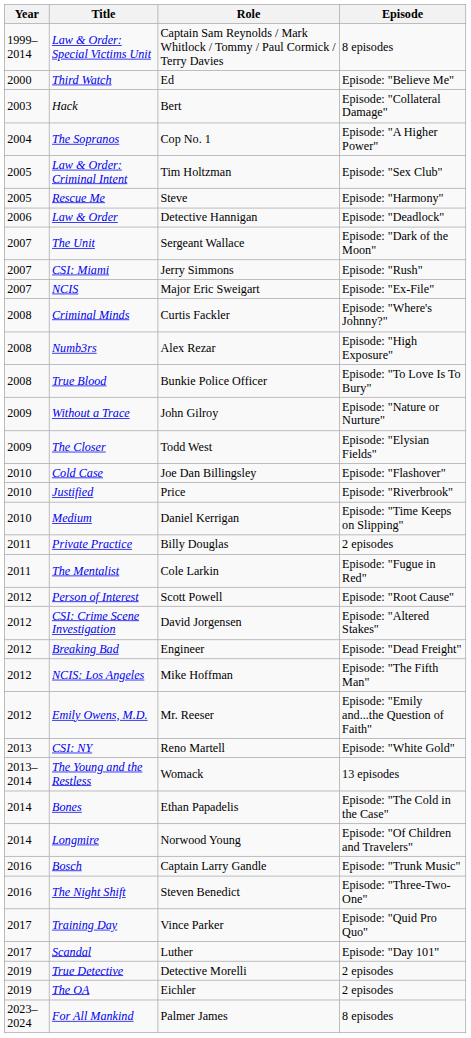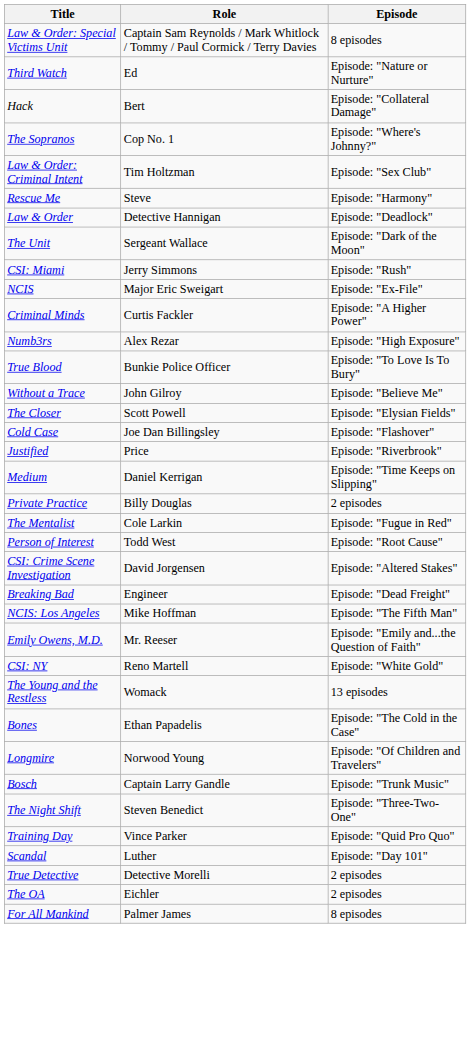- column: (27, 14)
(398, 80) Episode: "Believe Me" -> (379, 73) Episode: "Nature or Nurture"
(390, 139) Episode: "A Higher Power" -> (376, 139) Episode: "Where's Johnny?"
(387, 315) Episode: "Where's Johnny?" -> (378, 315) Episode: "A Higher Power"
(391, 414) Episode: "Nature or Nurture" -> (387, 393) Episode: "Believe Me"
(186, 447) Todd West -> (155, 412) Scott Powell
(191, 596) Scott Powell -> (150, 542) Todd West
